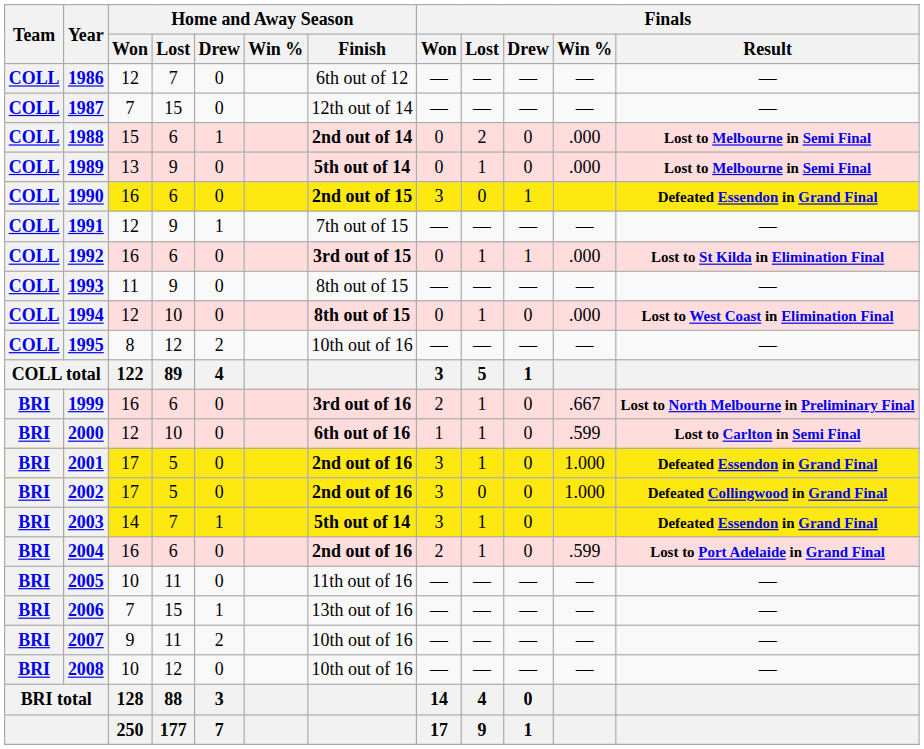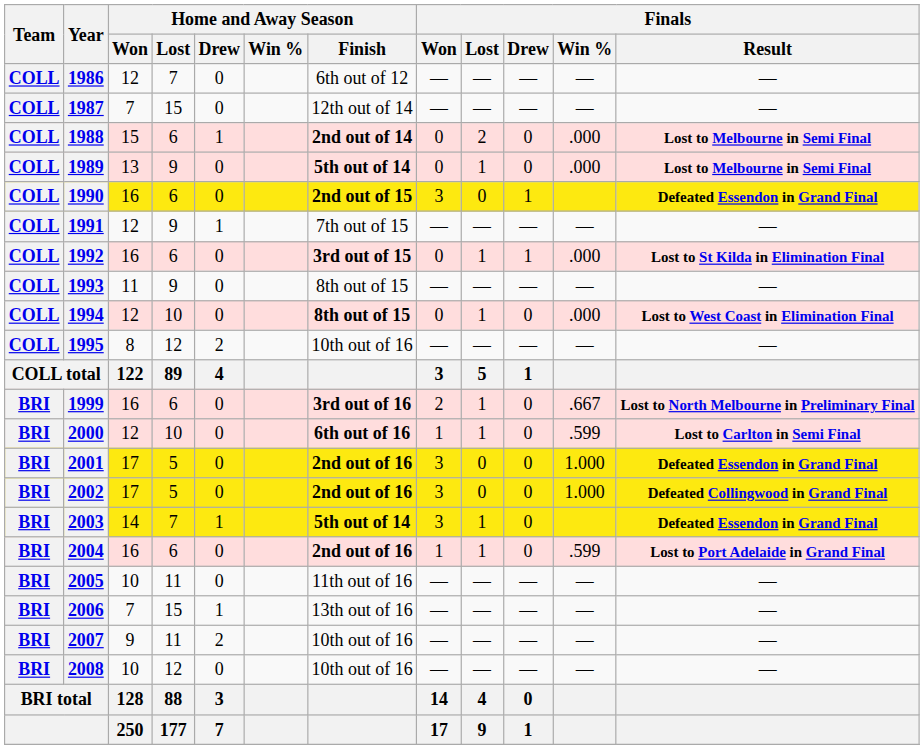(482, 463) 1 -> (482, 463) 0
(439, 551) 2 -> (439, 551) 1
